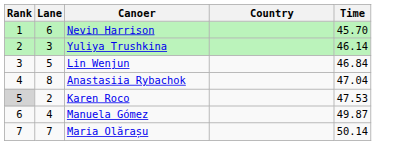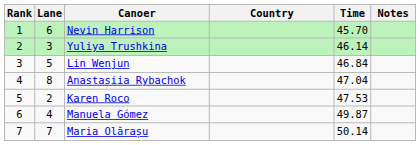+ column: (393, 13)
(19, 98) lightgrey background -> (19, 98) no background
